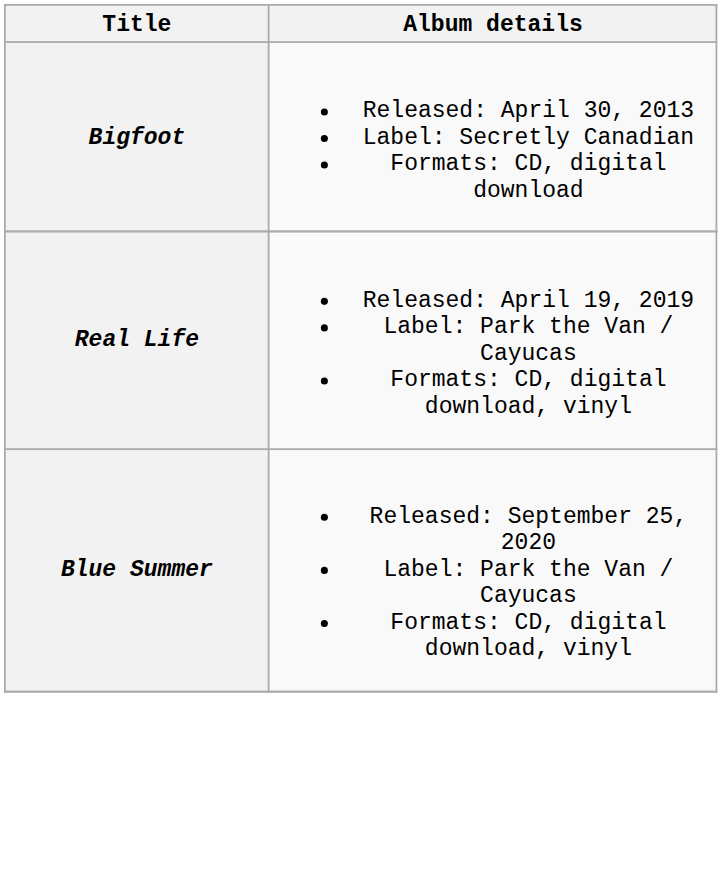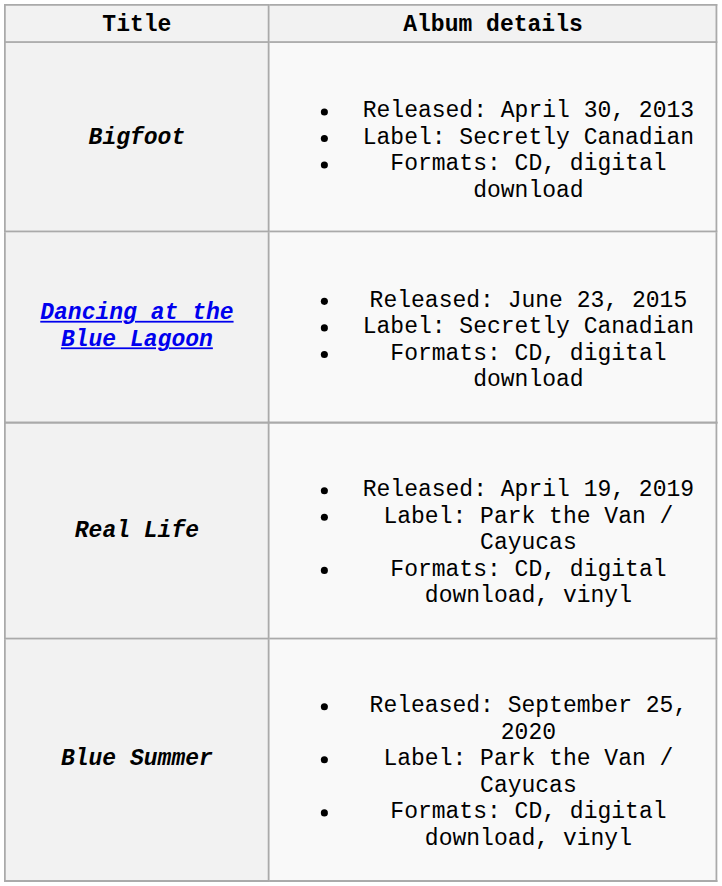+ row: (137, 327)
